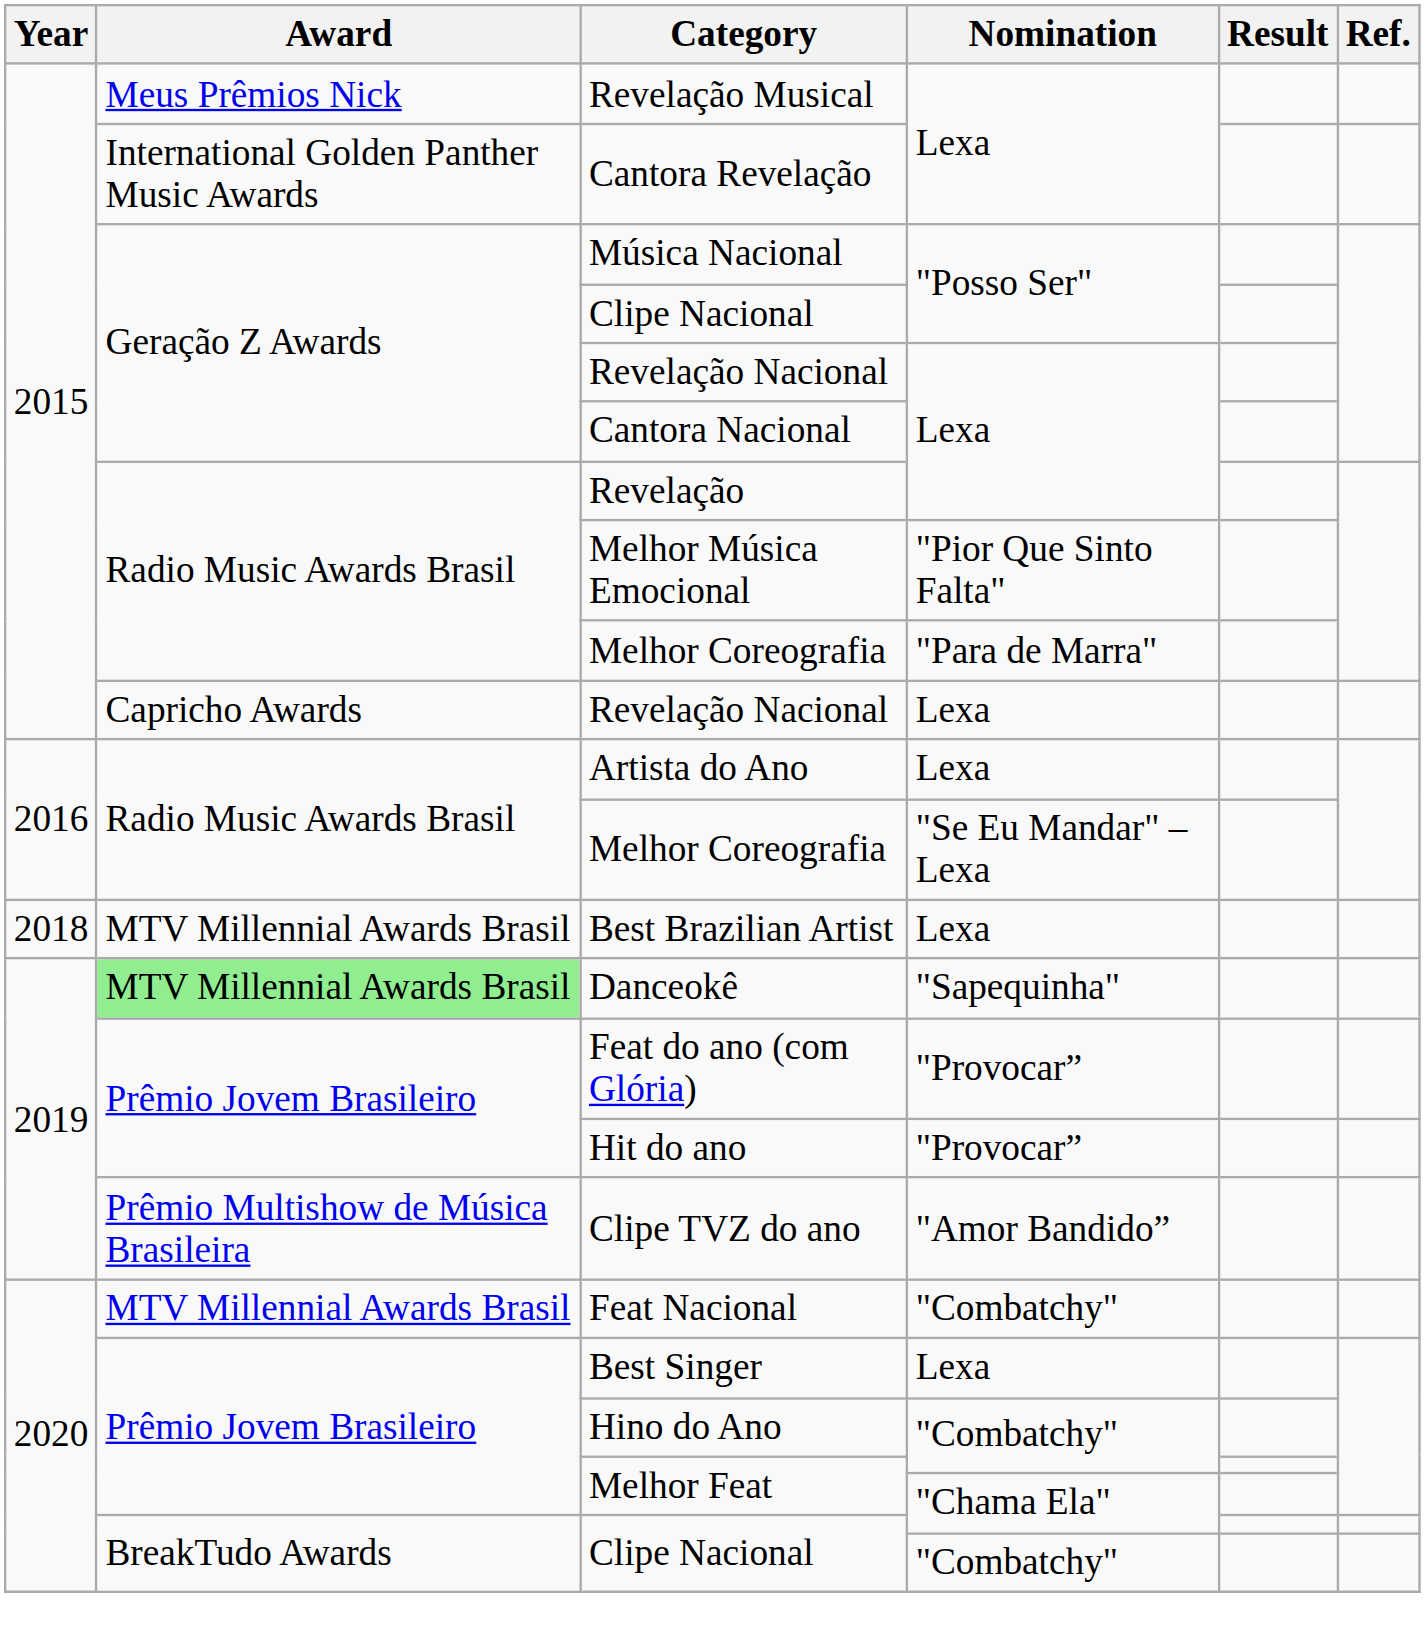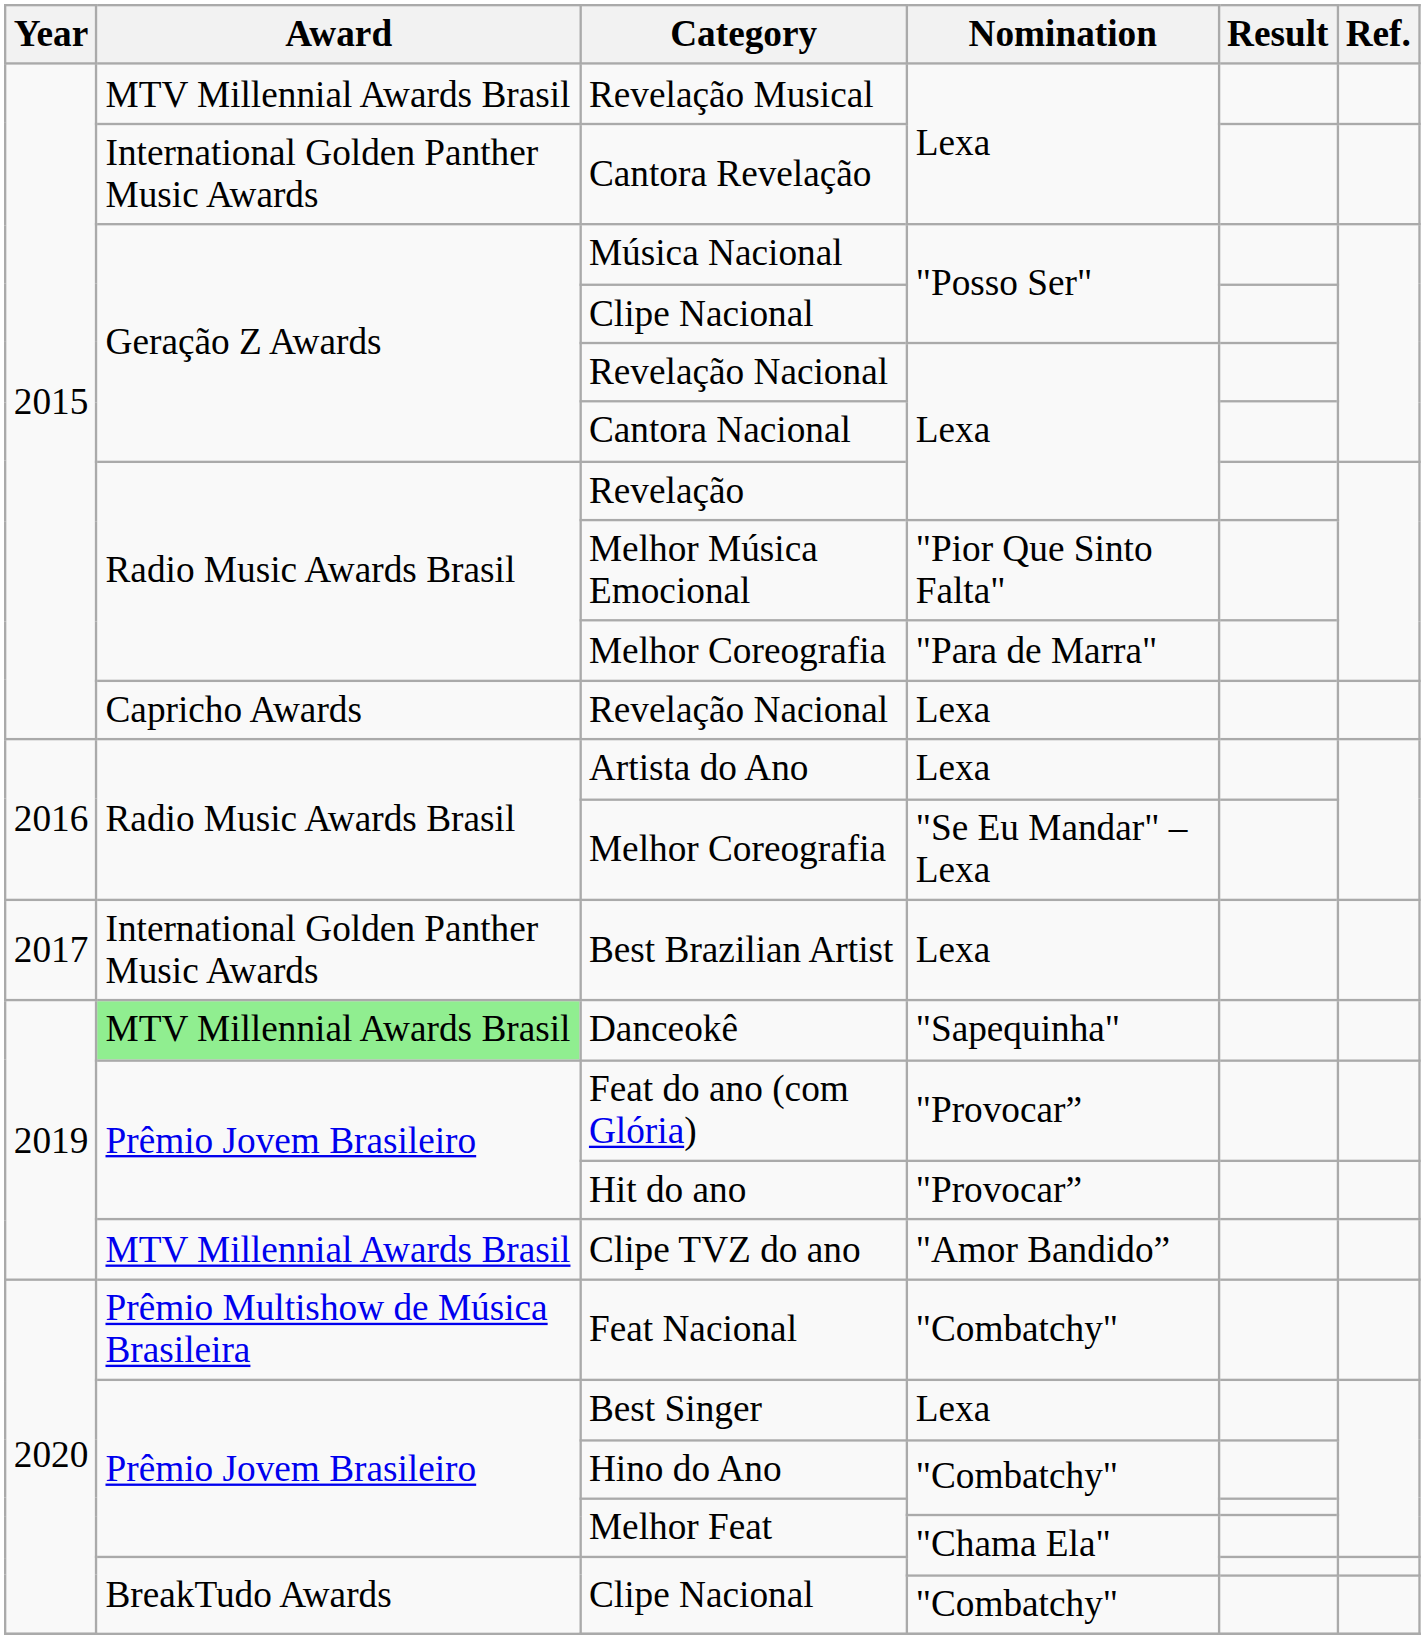(254, 93) Meus Prêmios Nick -> (338, 93) MTV Millennial Awards Brasil
(51, 928) 2018 -> (51, 949) 2017
(338, 928) MTV Millennial Awards Brasil -> (322, 949) International Golden Panther Music Awards
(327, 1227) Prêmio Multishow de Música Brasileira -> (338, 1248) MTV Millennial Awards Brasil
(338, 1307) MTV Millennial Awards Brasil -> (327, 1328) Prêmio Multishow de Música Brasileira
